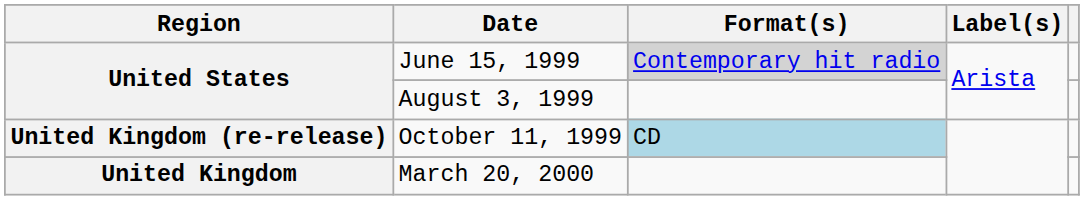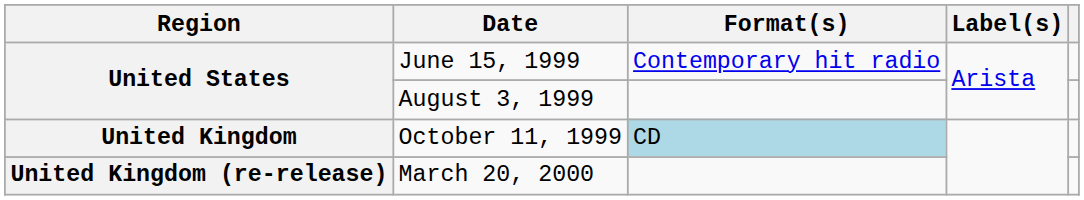(787, 62) lightgrey background -> (787, 62) no background
(199, 138) United Kingdom (re-release) -> (199, 138) United Kingdom
(199, 176) United Kingdom -> (199, 176) United Kingdom (re-release)
